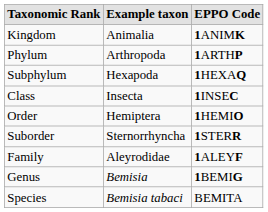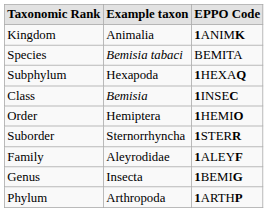rows swapped: (27, 55) <-> (27, 197)
(124, 95) Insecta -> (127, 95) Bemisia
(127, 177) Bemisia -> (124, 177) Insecta
